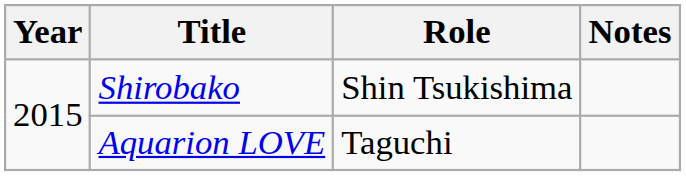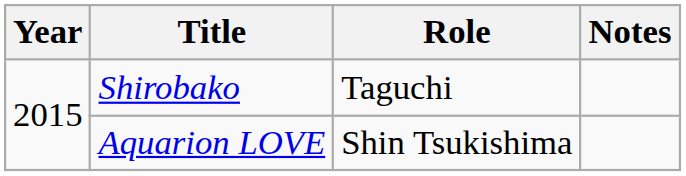(457, 87) Shin Tsukishima -> (397, 87) Taguchi
(397, 142) Taguchi -> (457, 142) Shin Tsukishima
